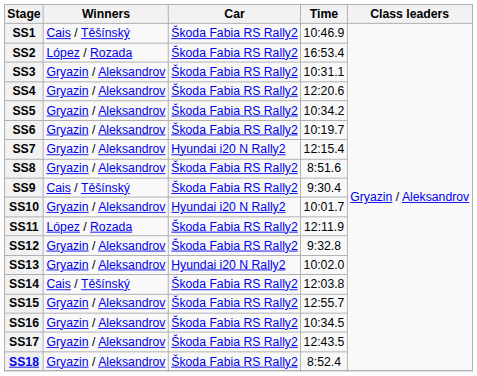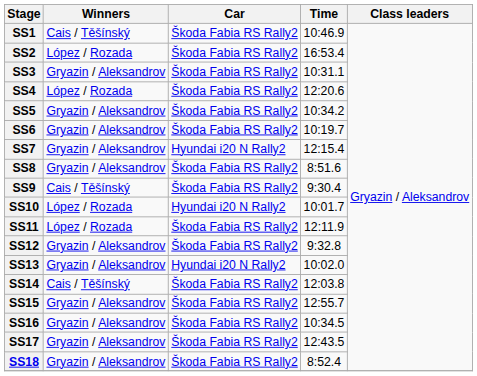(106, 91) Gryazin / Aleksandrov -> (89, 91) López / Rozada
(106, 207) Gryazin / Aleksandrov -> (89, 207) López / Rozada
